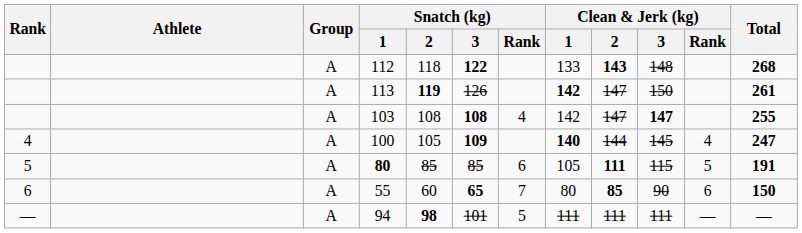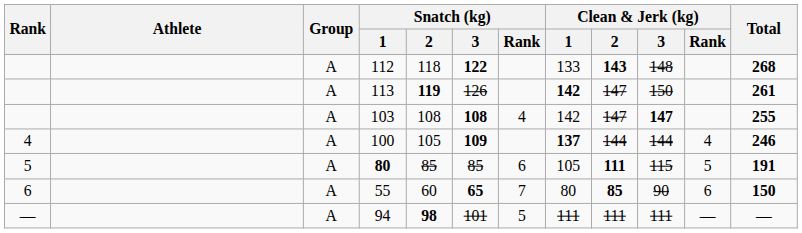(568, 141) 140 -> (568, 141) 137
(661, 141) 145 -> (661, 141) 144
(764, 141) 247 -> (764, 141) 246
